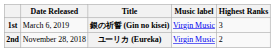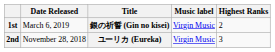(221, 25) 3 -> (221, 25) 2
(221, 40) 2 -> (221, 40) 3
